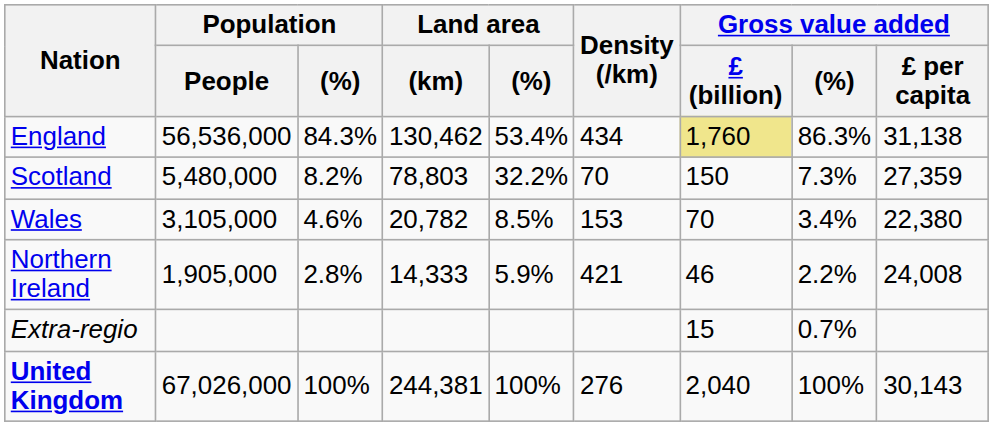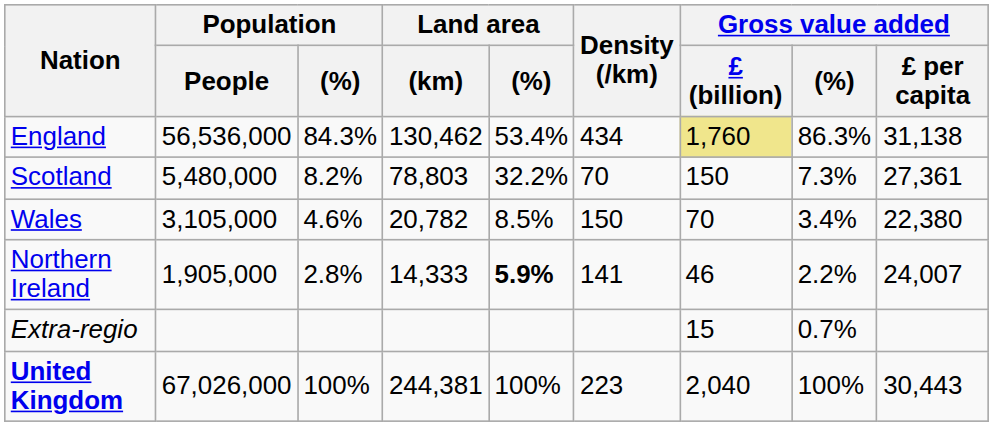(923, 177) 27,359 -> (923, 177) 27,361
(602, 218) 153 -> (602, 218) 150
(524, 274) normal -> (524, 274) bold
(602, 274) 421 -> (602, 274) 141
(923, 274) 24,008 -> (923, 274) 24,007
(602, 385) 276 -> (602, 385) 223
(923, 385) 30,143 -> (923, 385) 30,443
